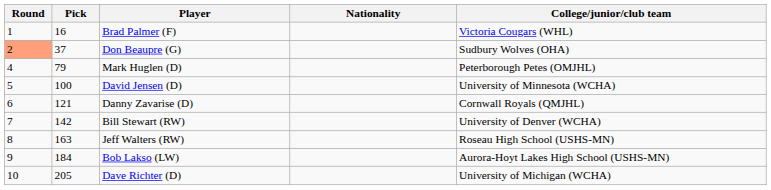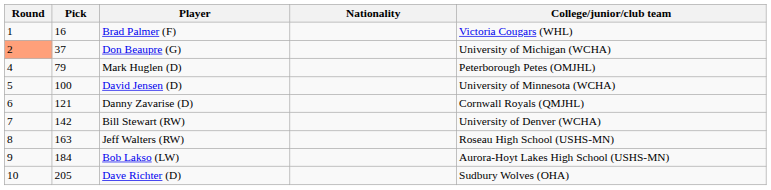(514, 49) Sudbury Wolves (OHA) -> (535, 49) University of Michigan (WCHA)
(535, 175) University of Michigan (WCHA) -> (514, 175) Sudbury Wolves (OHA)
